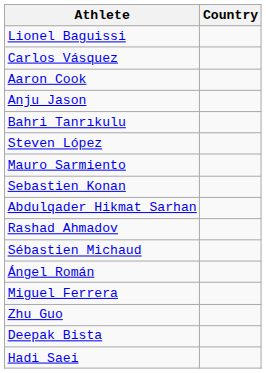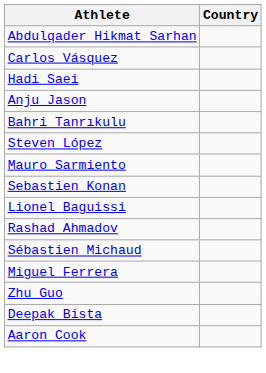rows swapped: (67, 37) <-> (102, 208)
rows swapped: (47, 79) <-> (43, 358)
- row: (51, 272)
